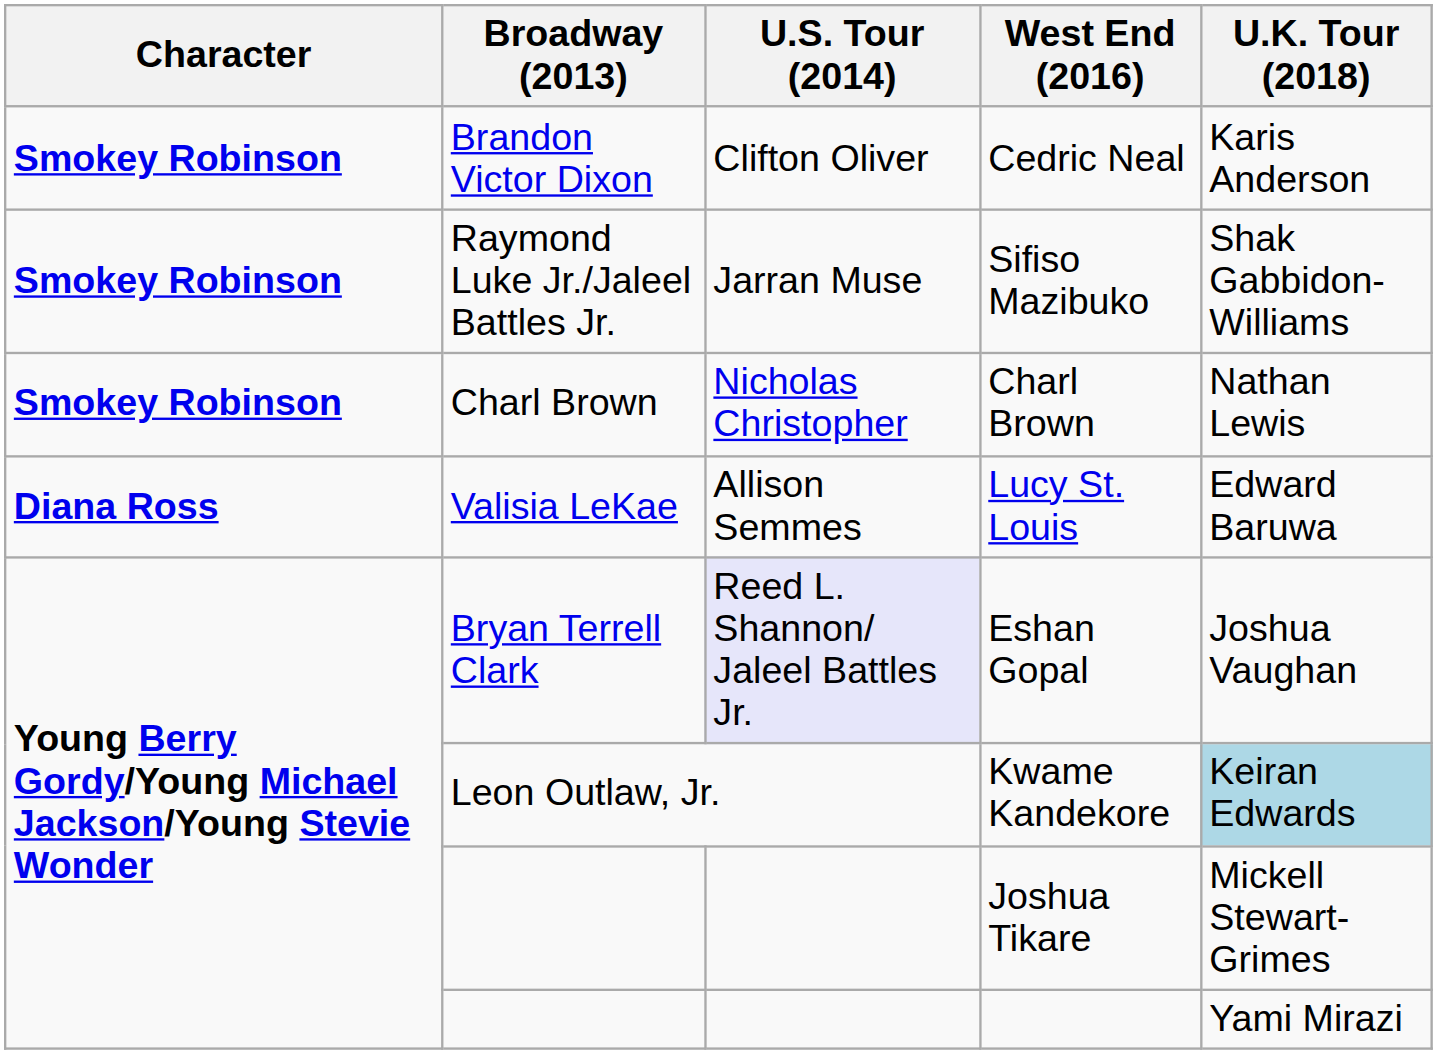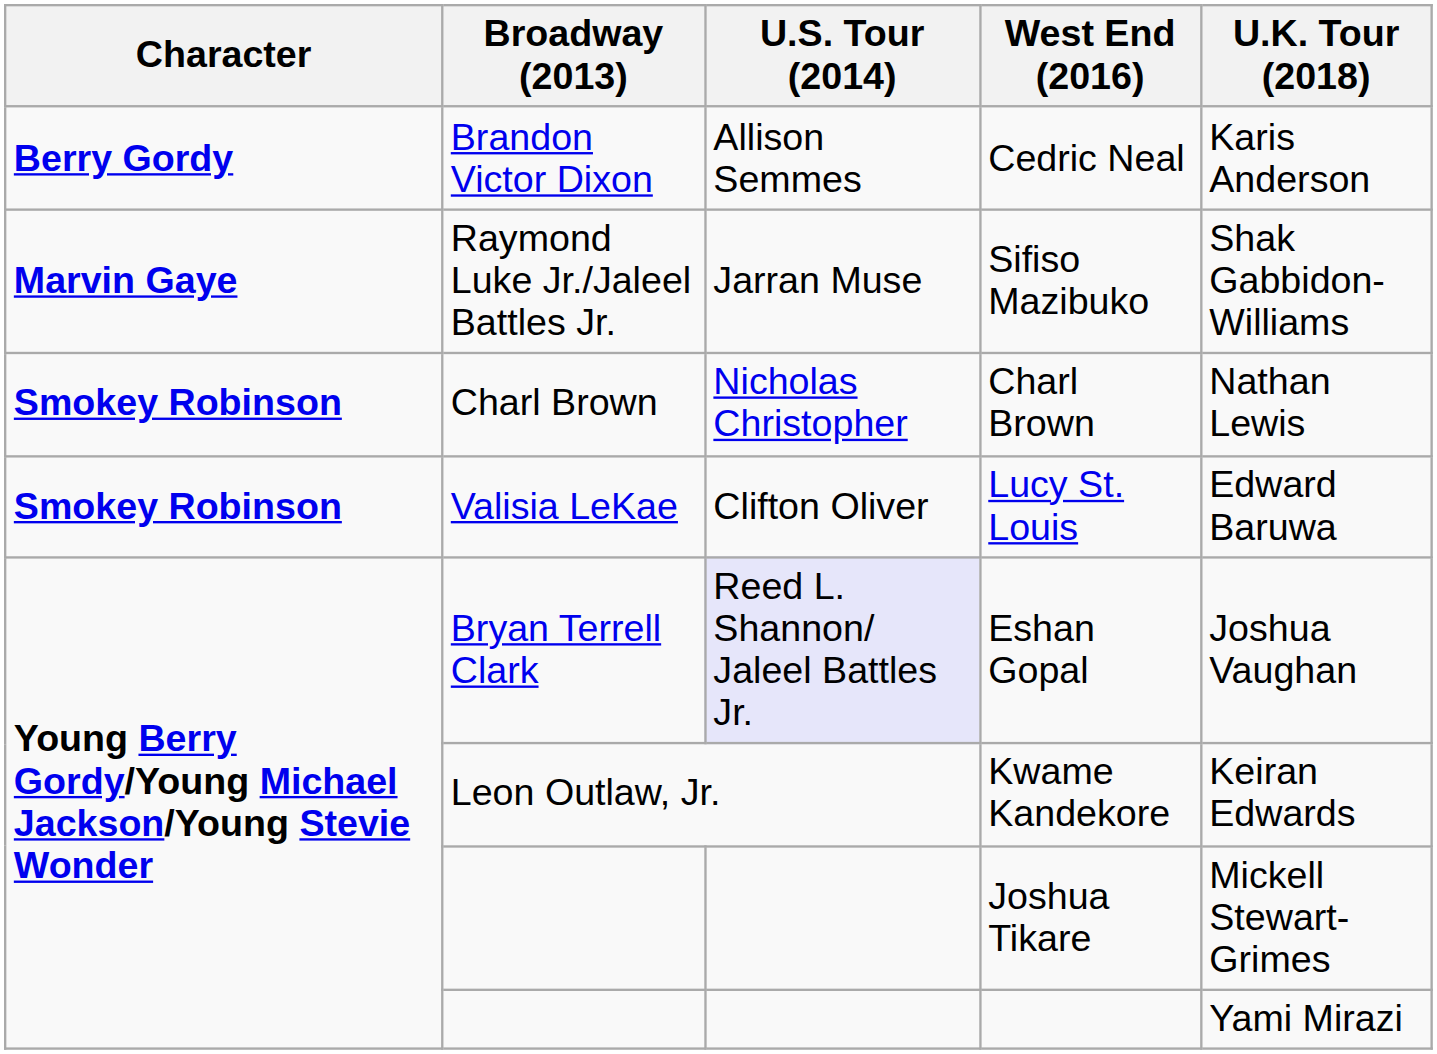(178, 157) Smokey Robinson -> (124, 157) Berry Gordy
(821, 157) Clifton Oliver -> (788, 157) Allison Semmes
(178, 280) Smokey Robinson -> (126, 280) Marvin Gaye
(116, 505) Diana Ross -> (178, 505) Smokey Robinson
(788, 505) Allison Semmes -> (821, 505) Clifton Oliver
(1282, 793) lightblue background -> (1282, 793) no background
